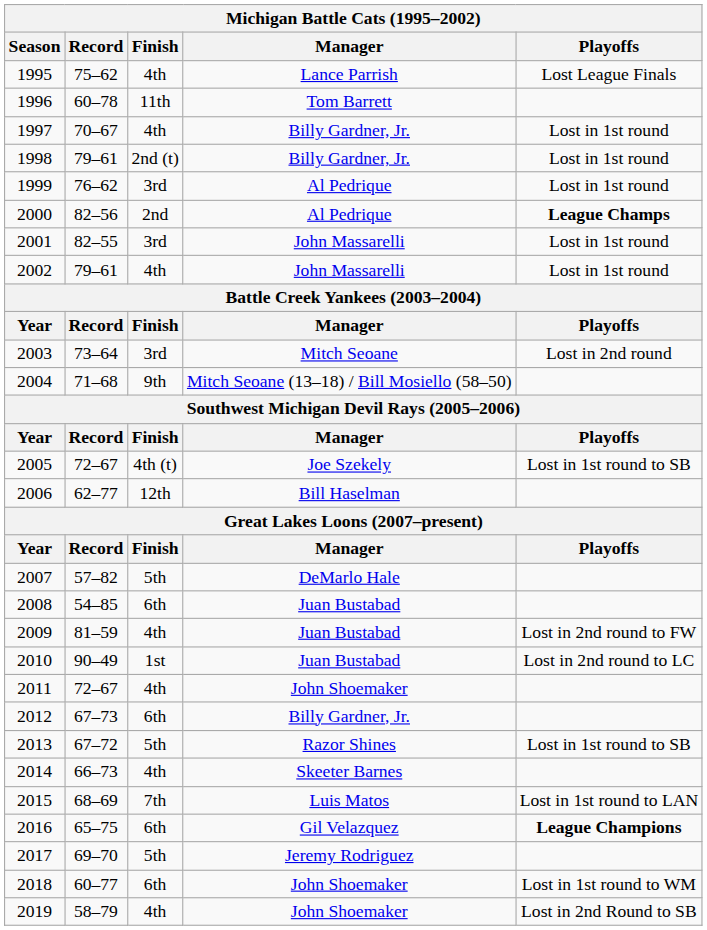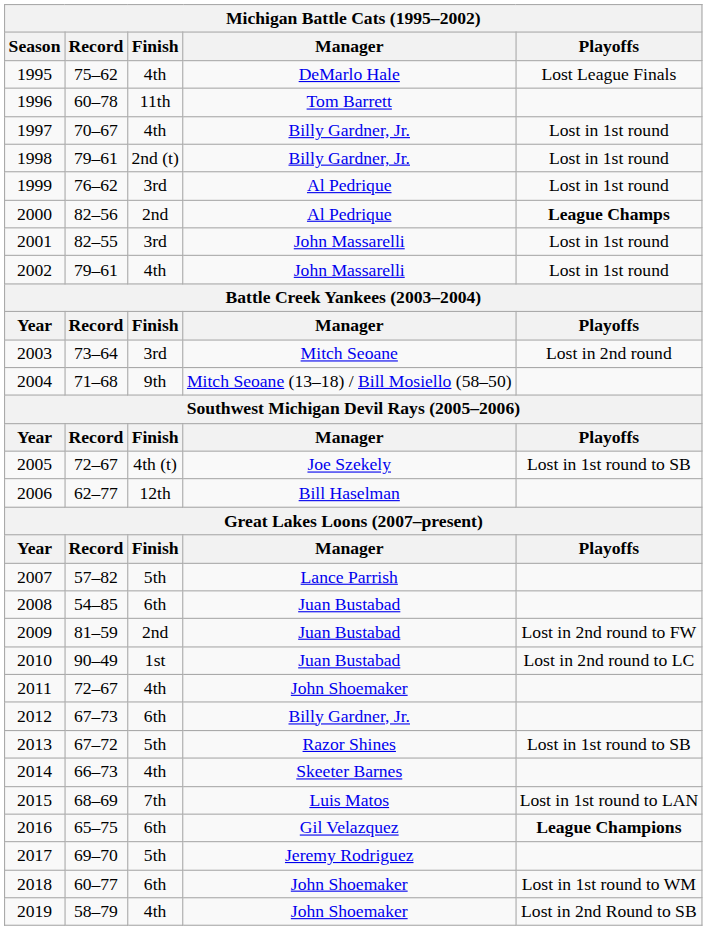(349, 74) Lance Parrish -> (349, 74) DeMarlo Hale
(349, 576) DeMarlo Hale -> (349, 576) Lance Parrish
(155, 632) 4th -> (155, 632) 2nd
